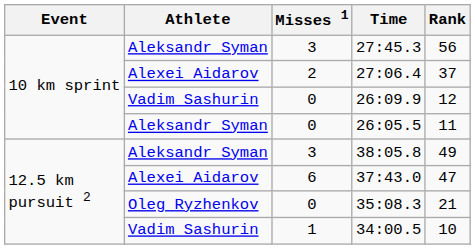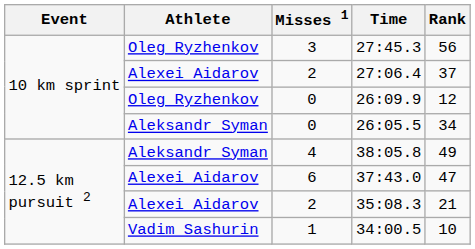(198, 47) Aleksandr Syman -> (193, 47) Oleg Ryzhenkov
(193, 100) Vadim Sashurin -> (193, 100) Oleg Ryzhenkov
(447, 126) 11 -> (447, 126) 34
(312, 152) 3 -> (312, 152) 4
(193, 204) Oleg Ryzhenkov -> (193, 204) Alexei Aidarov
(312, 204) 0 -> (312, 204) 2
